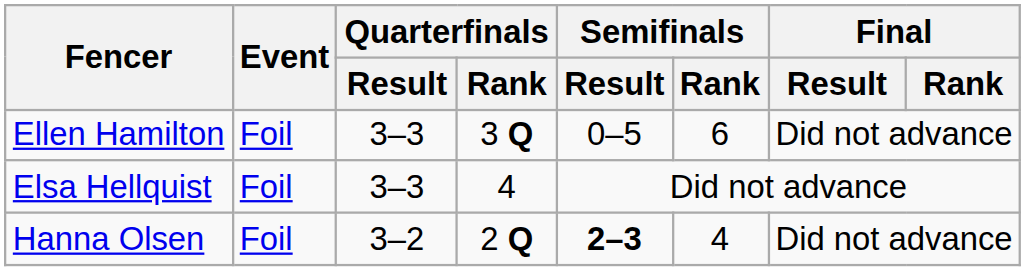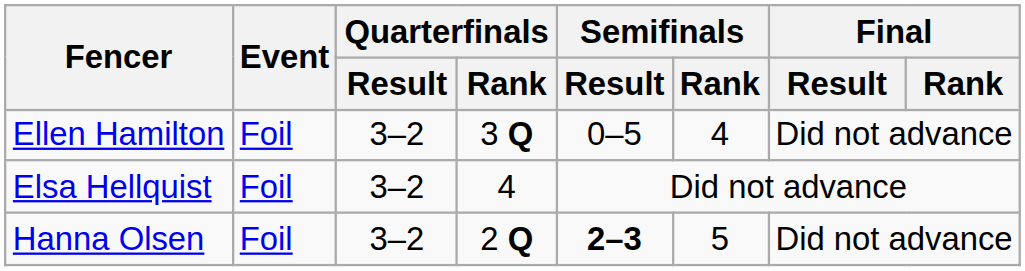(397, 135) 3–3 -> (397, 135) 3–2
(720, 135) 6 -> (720, 135) 4
(397, 187) 3–3 -> (397, 187) 3–2
(720, 239) 4 -> (720, 239) 5
